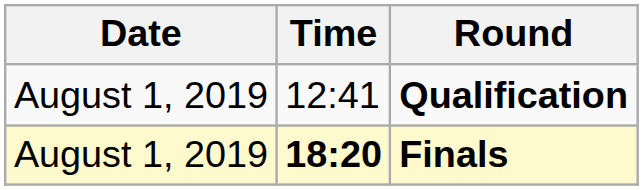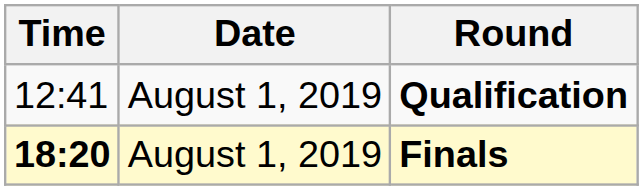columns swapped: (141, 34) <-> (334, 34)
